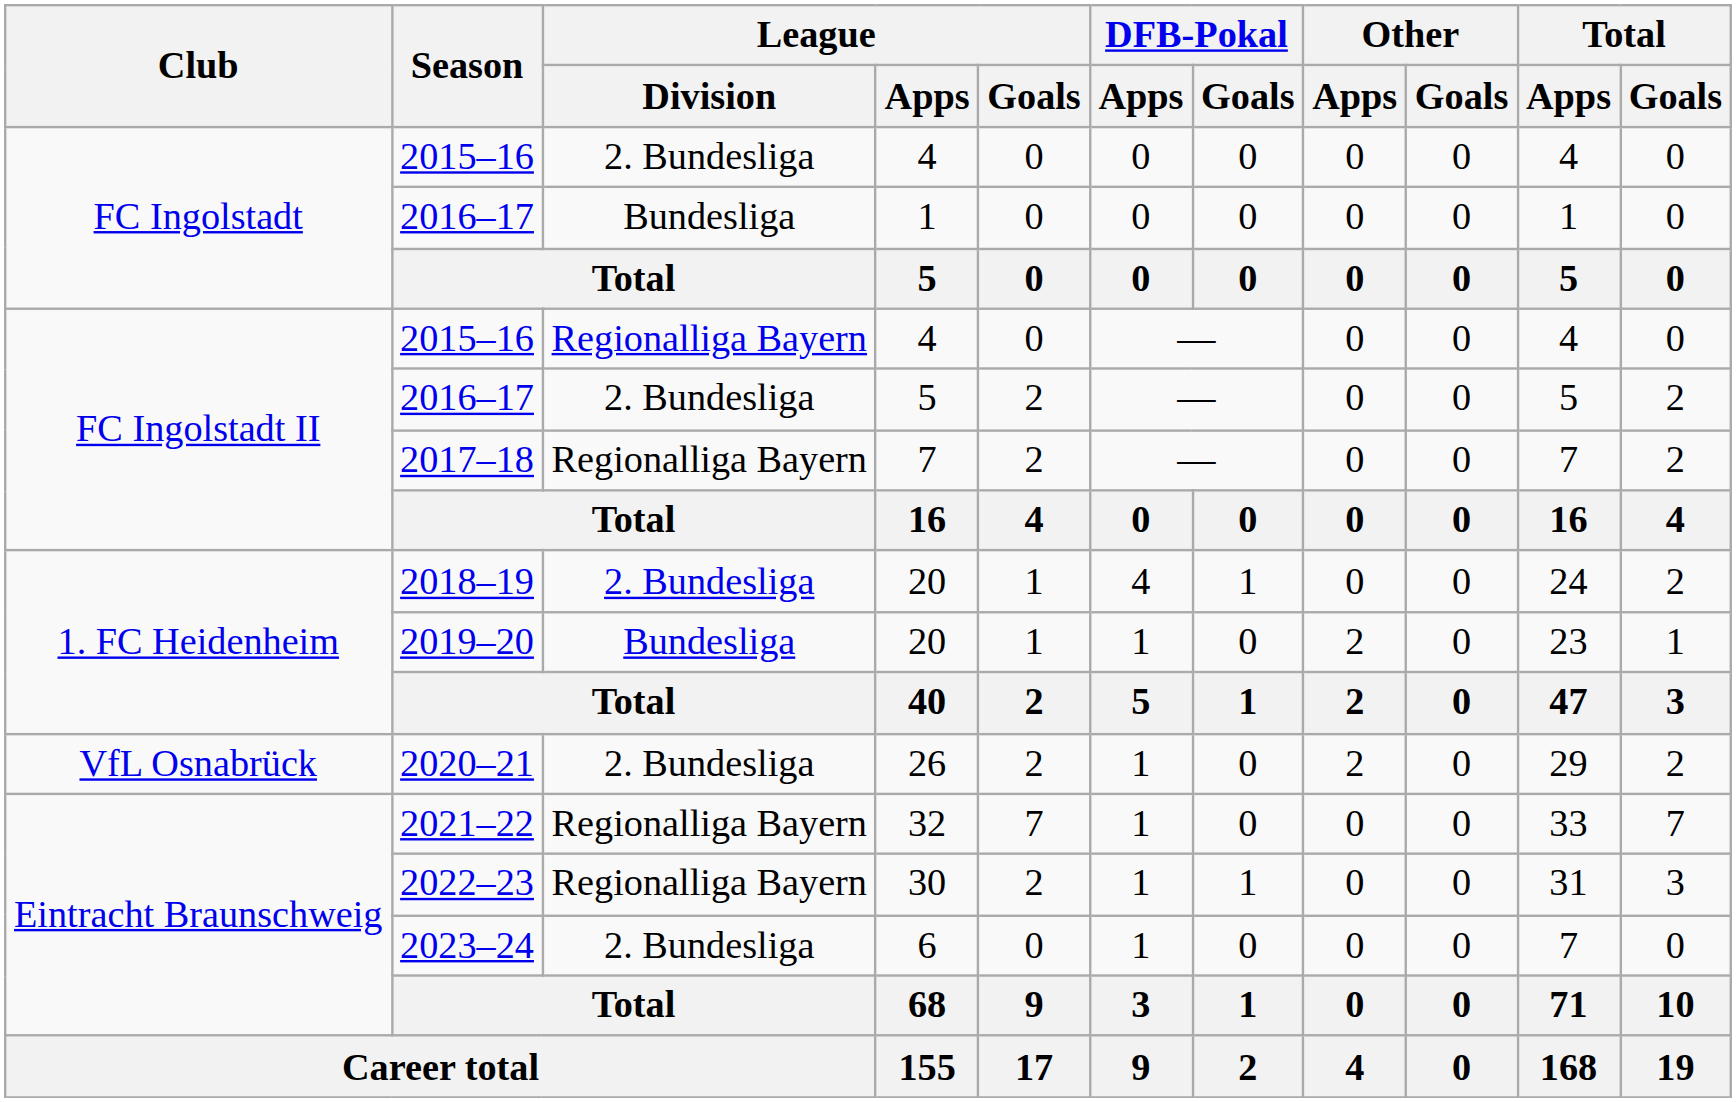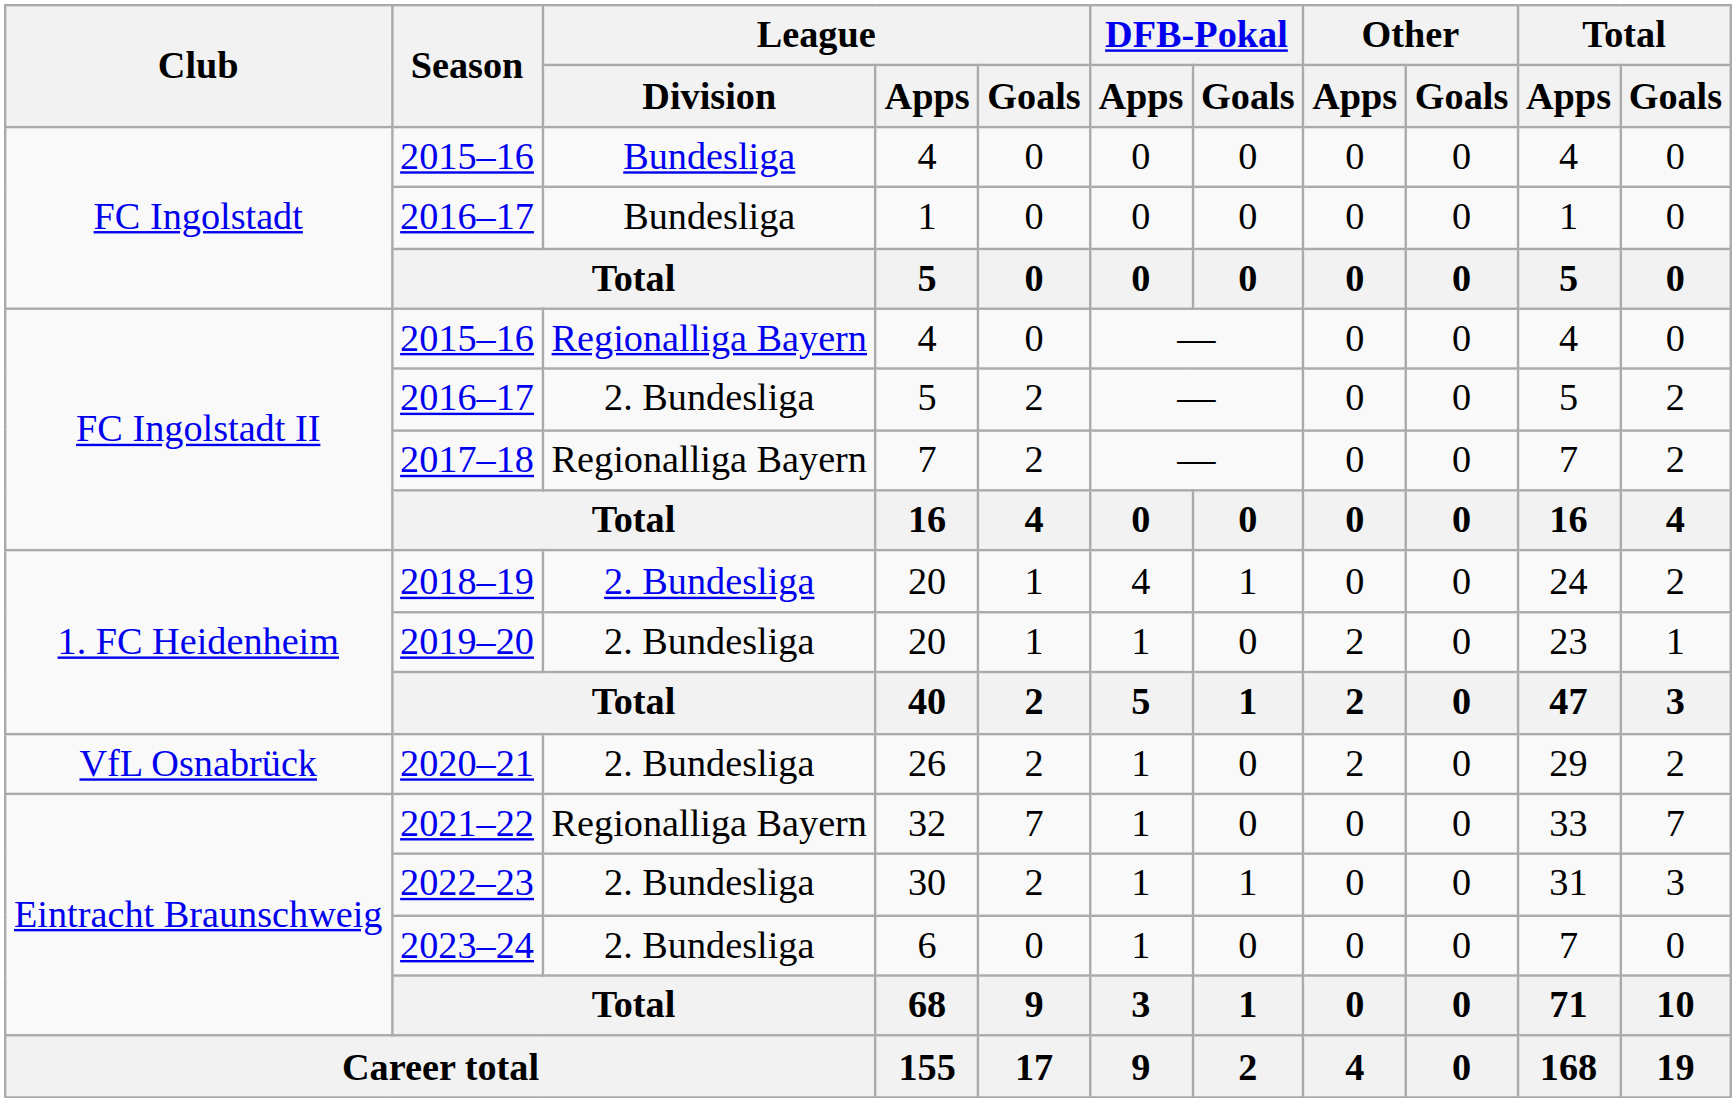(709, 156) 2. Bundesliga -> (709, 156) Bundesliga
(709, 641) Bundesliga -> (709, 641) 2. Bundesliga
(709, 883) Regionalliga Bayern -> (709, 883) 2. Bundesliga
